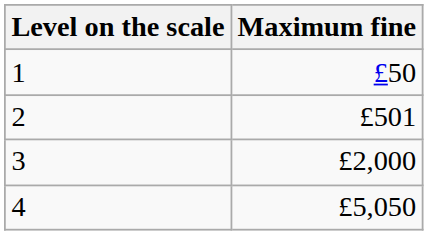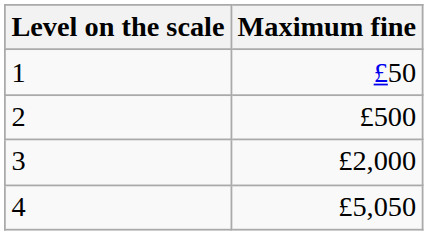(388, 116) £501 -> (388, 116) £500
